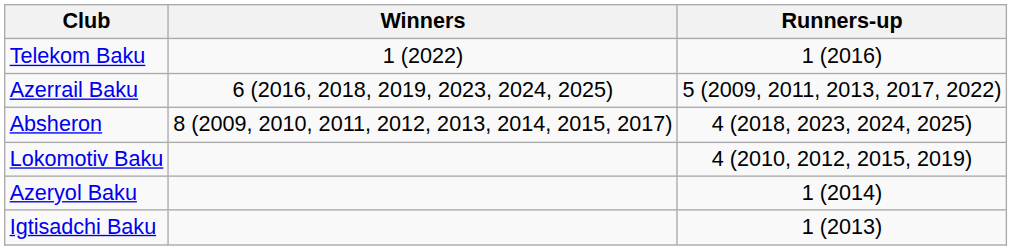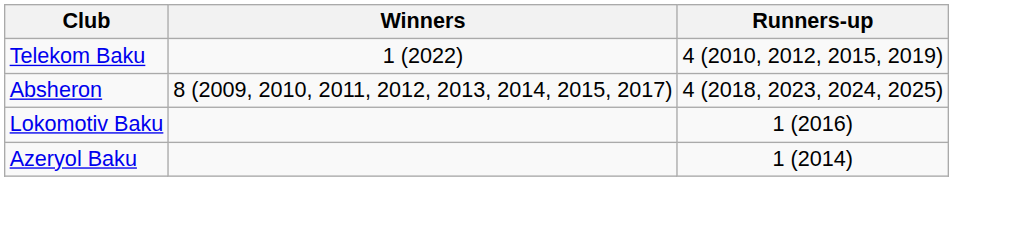(842, 55) 1 (2016) -> (813, 55) 4 (2010, 2012, 2015, 2019)
- row: (74, 90)
(842, 158) 4 (2010, 2012, 2015, 2019) -> (813, 124) 1 (2016)
- row: (83, 227)
